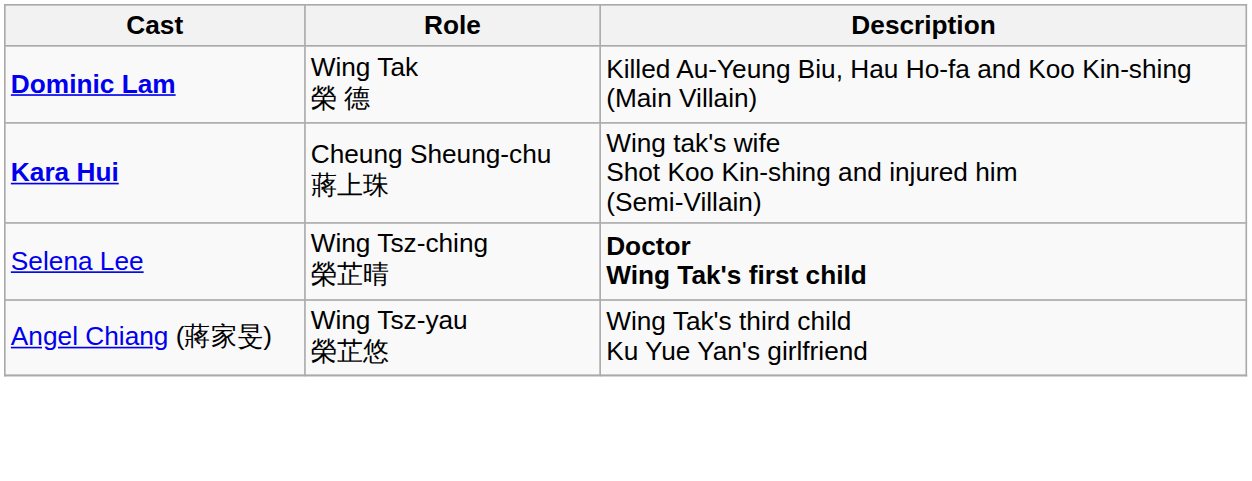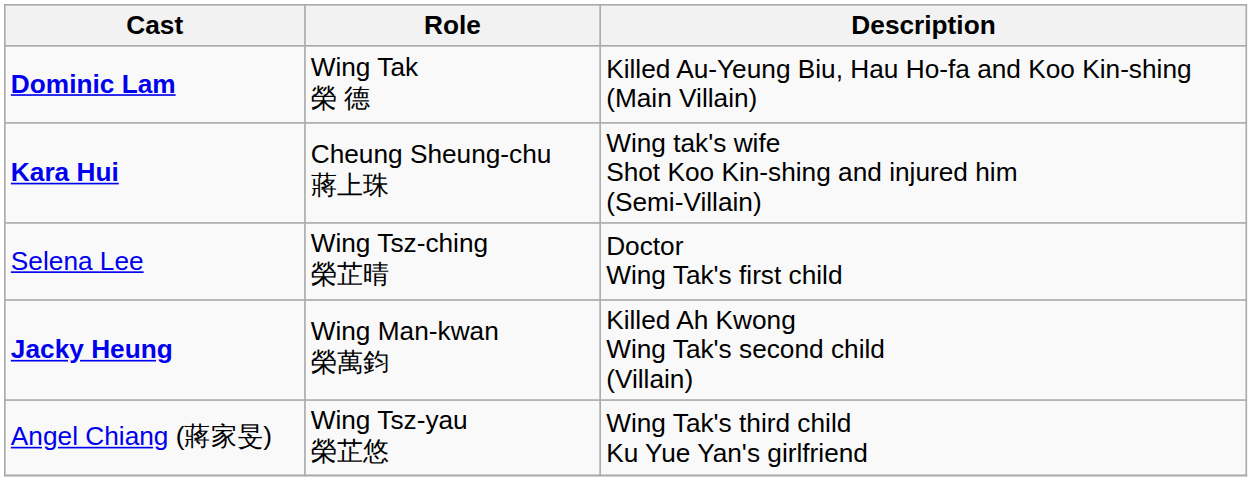(736, 260) bold -> (724, 260) normal
+ row: (92, 349)
